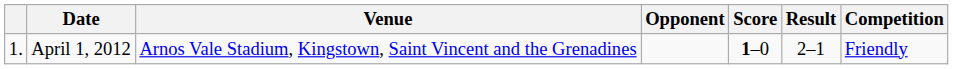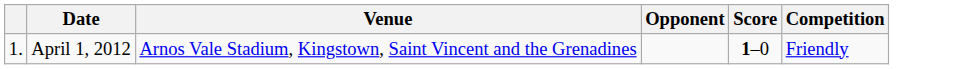- column: (811, 19)
